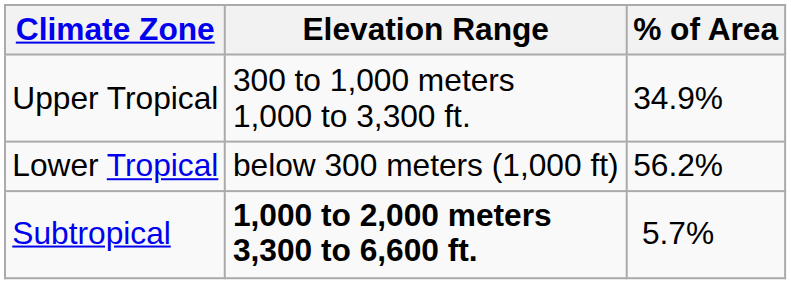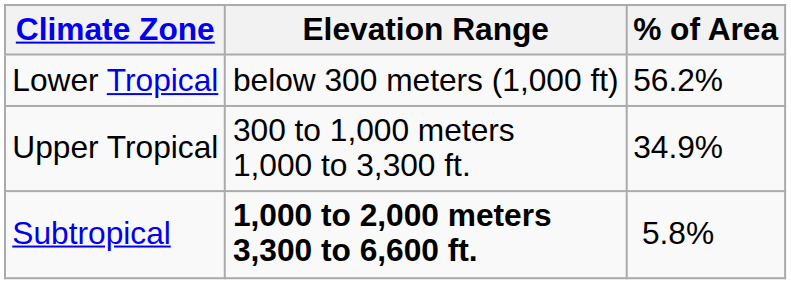rows swapped: (115, 165) <-> (115, 97)
(674, 233) 5.7% -> (674, 233) 5.8%
